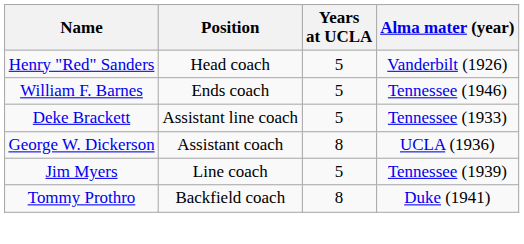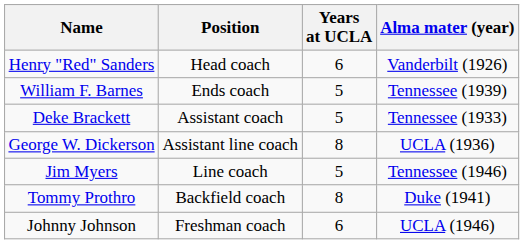(339, 63) 5 -> (339, 63) 6
(447, 90) Tennessee (1946) -> (447, 90) Tennessee (1939)
(230, 117) Assistant line coach -> (230, 117) Assistant coach
(230, 144) Assistant coach -> (230, 144) Assistant line coach
(447, 171) Tennessee (1939) -> (447, 171) Tennessee (1946)
+ row: (82, 225)
